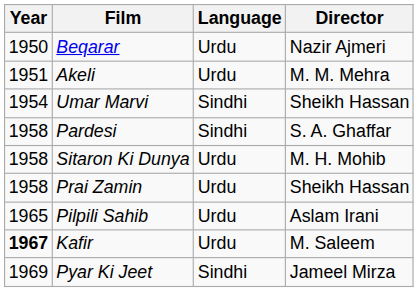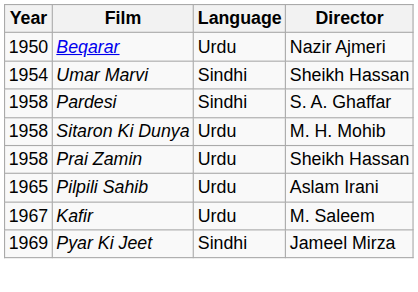- row: (76, 74)
(28, 243) bold -> (28, 215) normal
